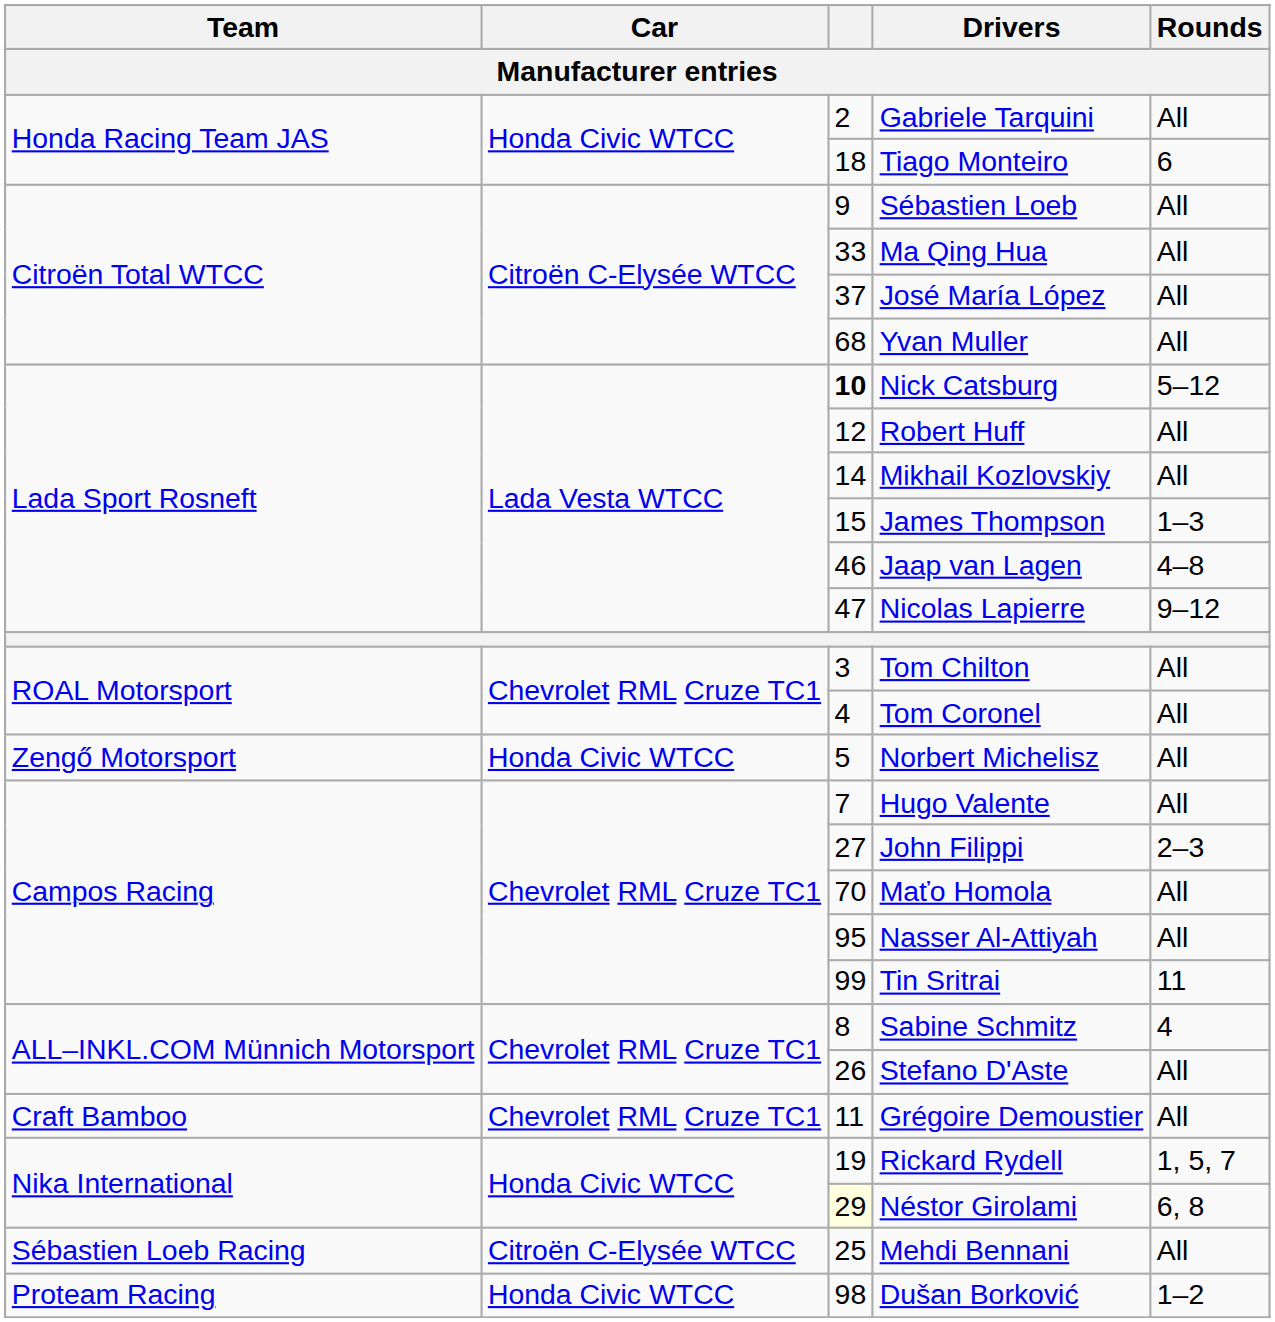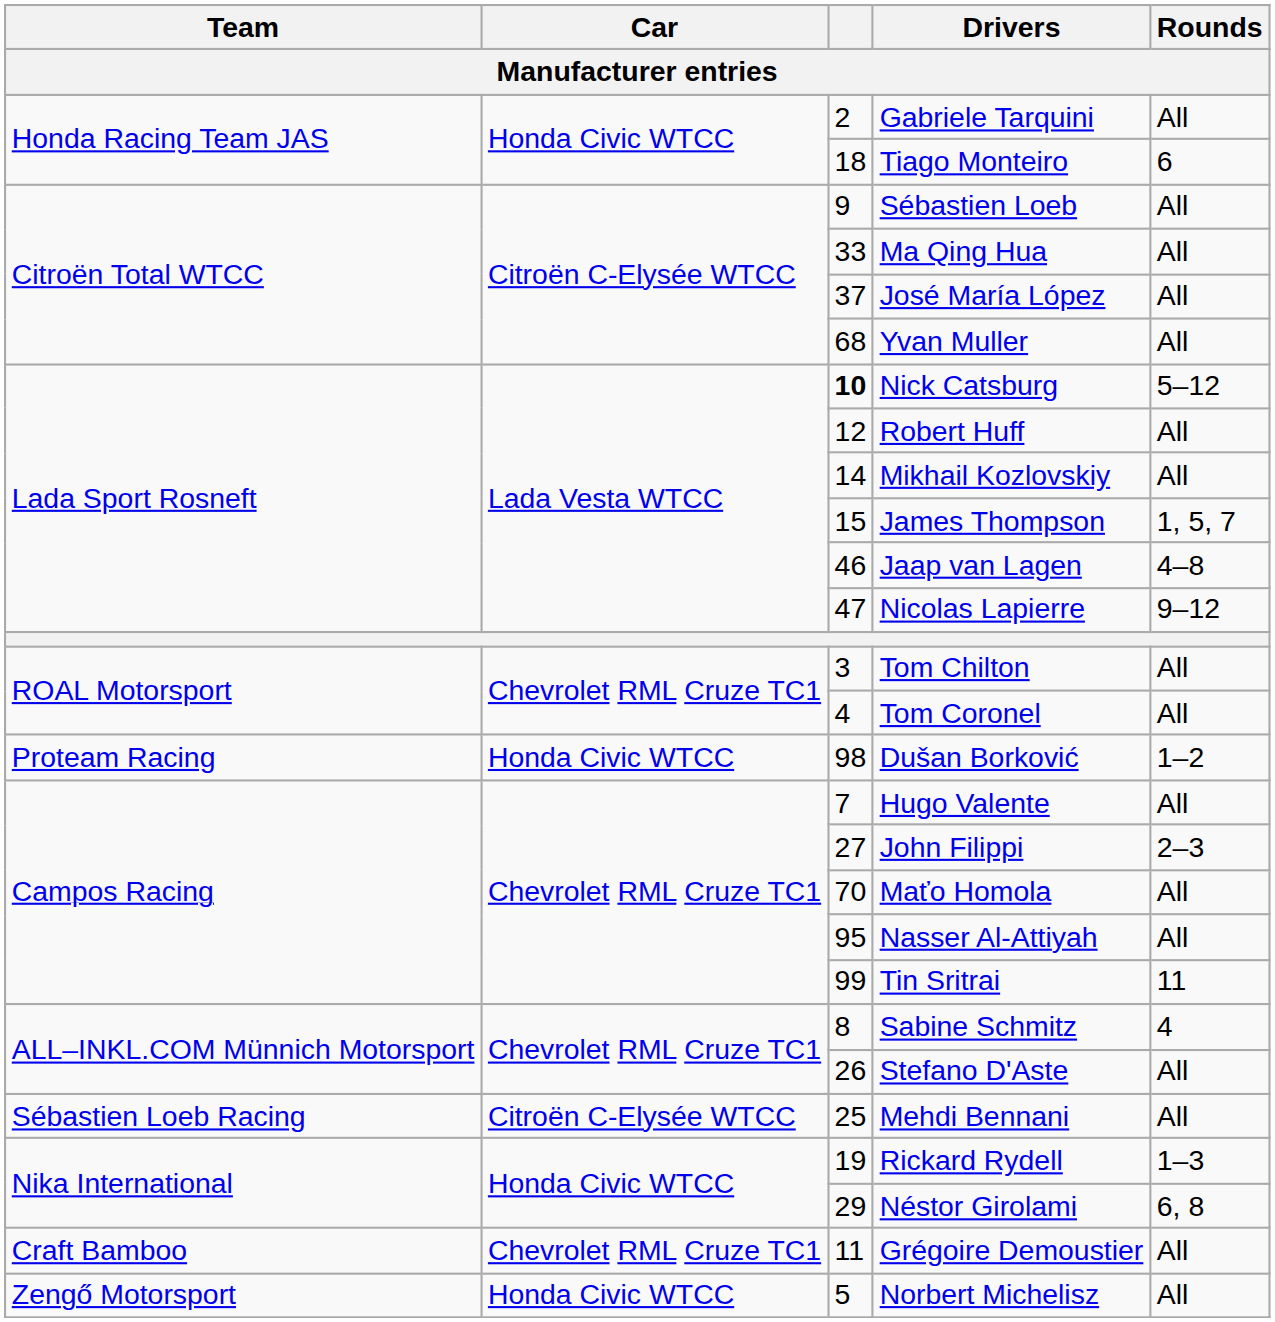(1181, 520) 1–3 -> (1196, 520) 1, 5, 7
rows swapped: (989, 757) <-> (979, 1295)
rows swapped: (1011, 1116) <-> (974, 1250)
(1196, 1161) 1, 5, 7 -> (1181, 1161) 1–3
(850, 1205) lightyellow background -> (850, 1205) no background
